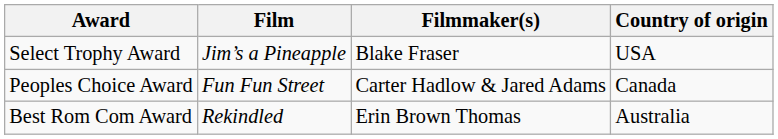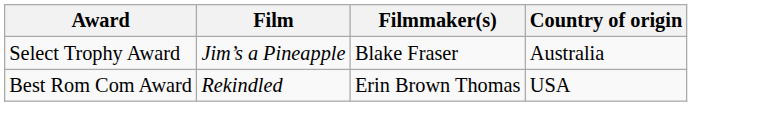(636, 52) USA -> (567, 52) Australia
- row: (101, 85)
(653, 117) Australia -> (550, 85) USA
